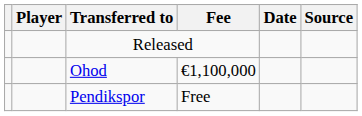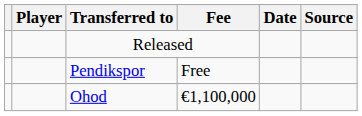rows swapped: (107, 96) <-> (88, 70)
